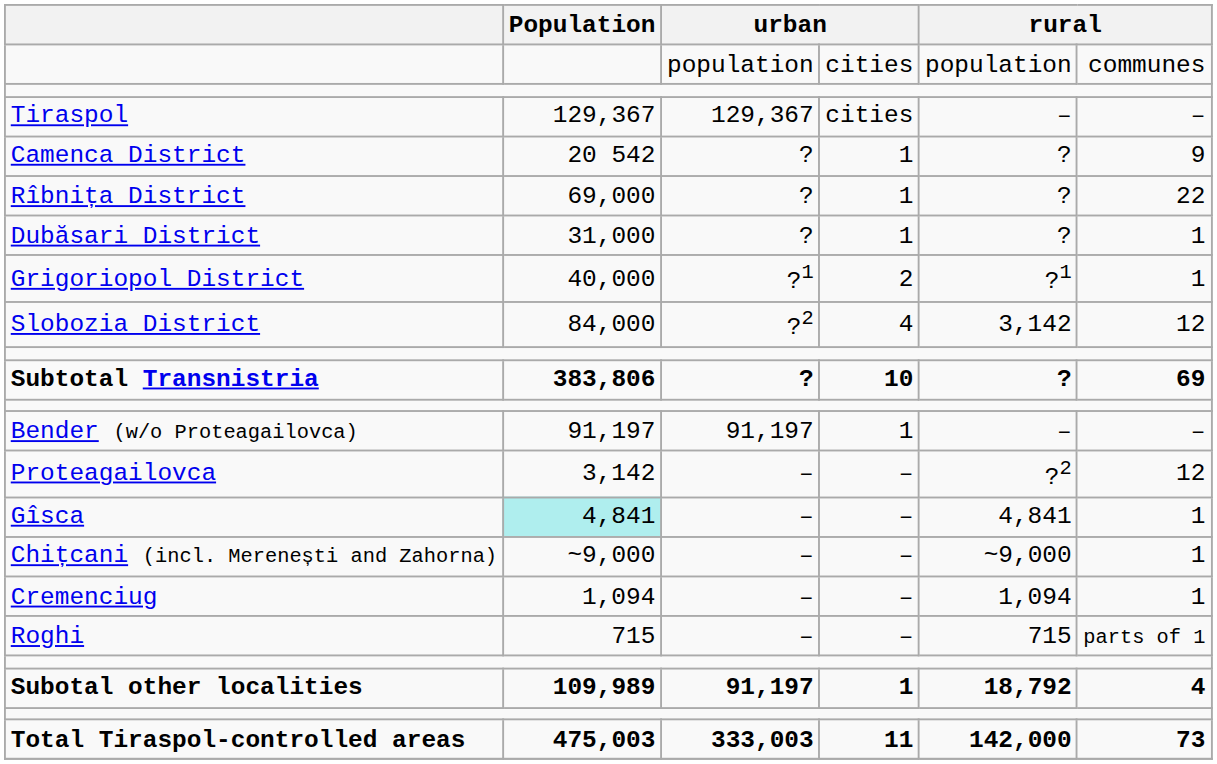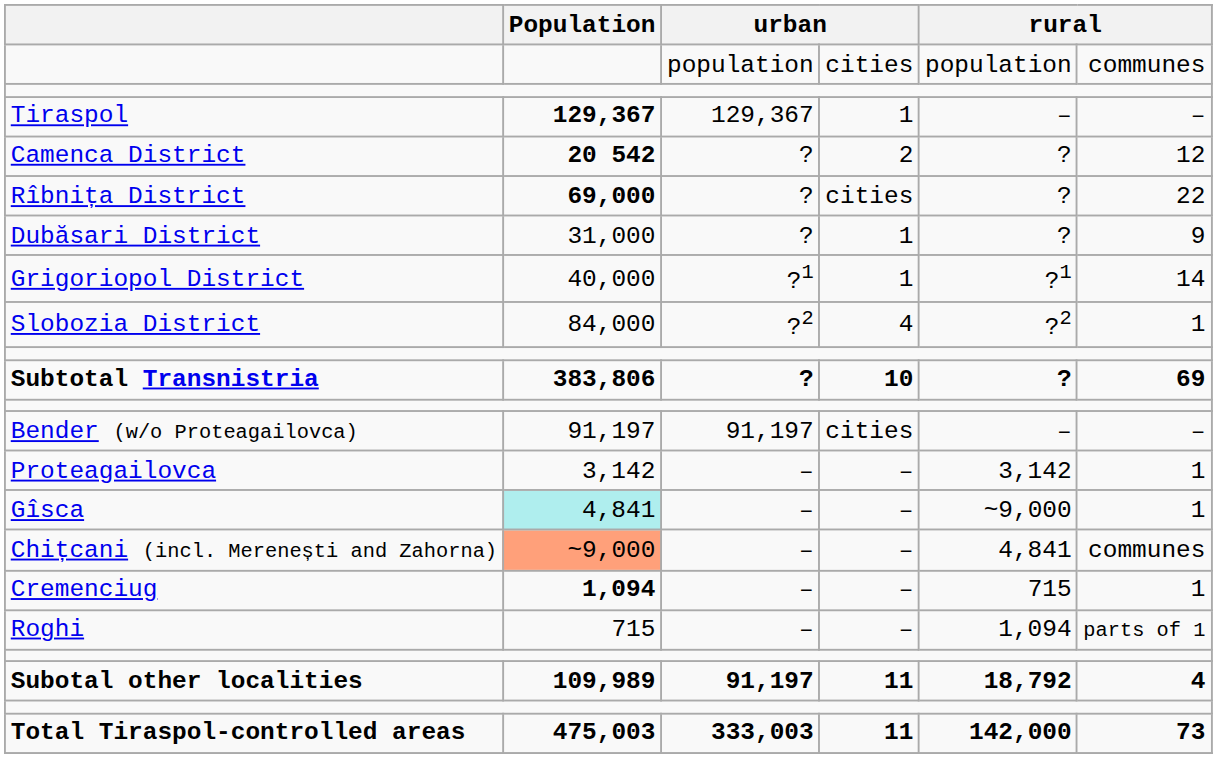(604, 116) normal -> (604, 116) bold
(869, 116) cities -> (906, 116) 1
(611, 156) normal -> (611, 156) bold
(906, 156) 1 -> (906, 156) 2
(1198, 156) 9 -> (1191, 156) 12
(611, 196) normal -> (611, 196) bold
(906, 196) 1 -> (869, 196) cities
(1198, 236) 1 -> (1198, 236) 9
(906, 279) 2 -> (906, 279) 1
(1198, 279) 1 -> (1191, 279) 14
(1035, 325) 3,142 -> (1058, 325) ?2
(1191, 325) 12 -> (1198, 325) 1
(906, 431) 1 -> (869, 431) cities
(1058, 474) ?2 -> (1035, 471) 3,142
(1191, 474) 12 -> (1198, 471) 1
(1035, 517) 4,841 -> (1028, 510) ~9,000
(611, 557) no background -> (611, 550) lightsalmon background
(1028, 557) ~9,000 -> (1035, 550) 4,841
(1198, 557) 1 -> (1147, 550) communes
(619, 596) normal -> (619, 590) bold
(1035, 596) 1,094 -> (1050, 590) 715
(1050, 636) 715 -> (1035, 630) 1,094
(906, 688) 1 -> (899, 681) 11
